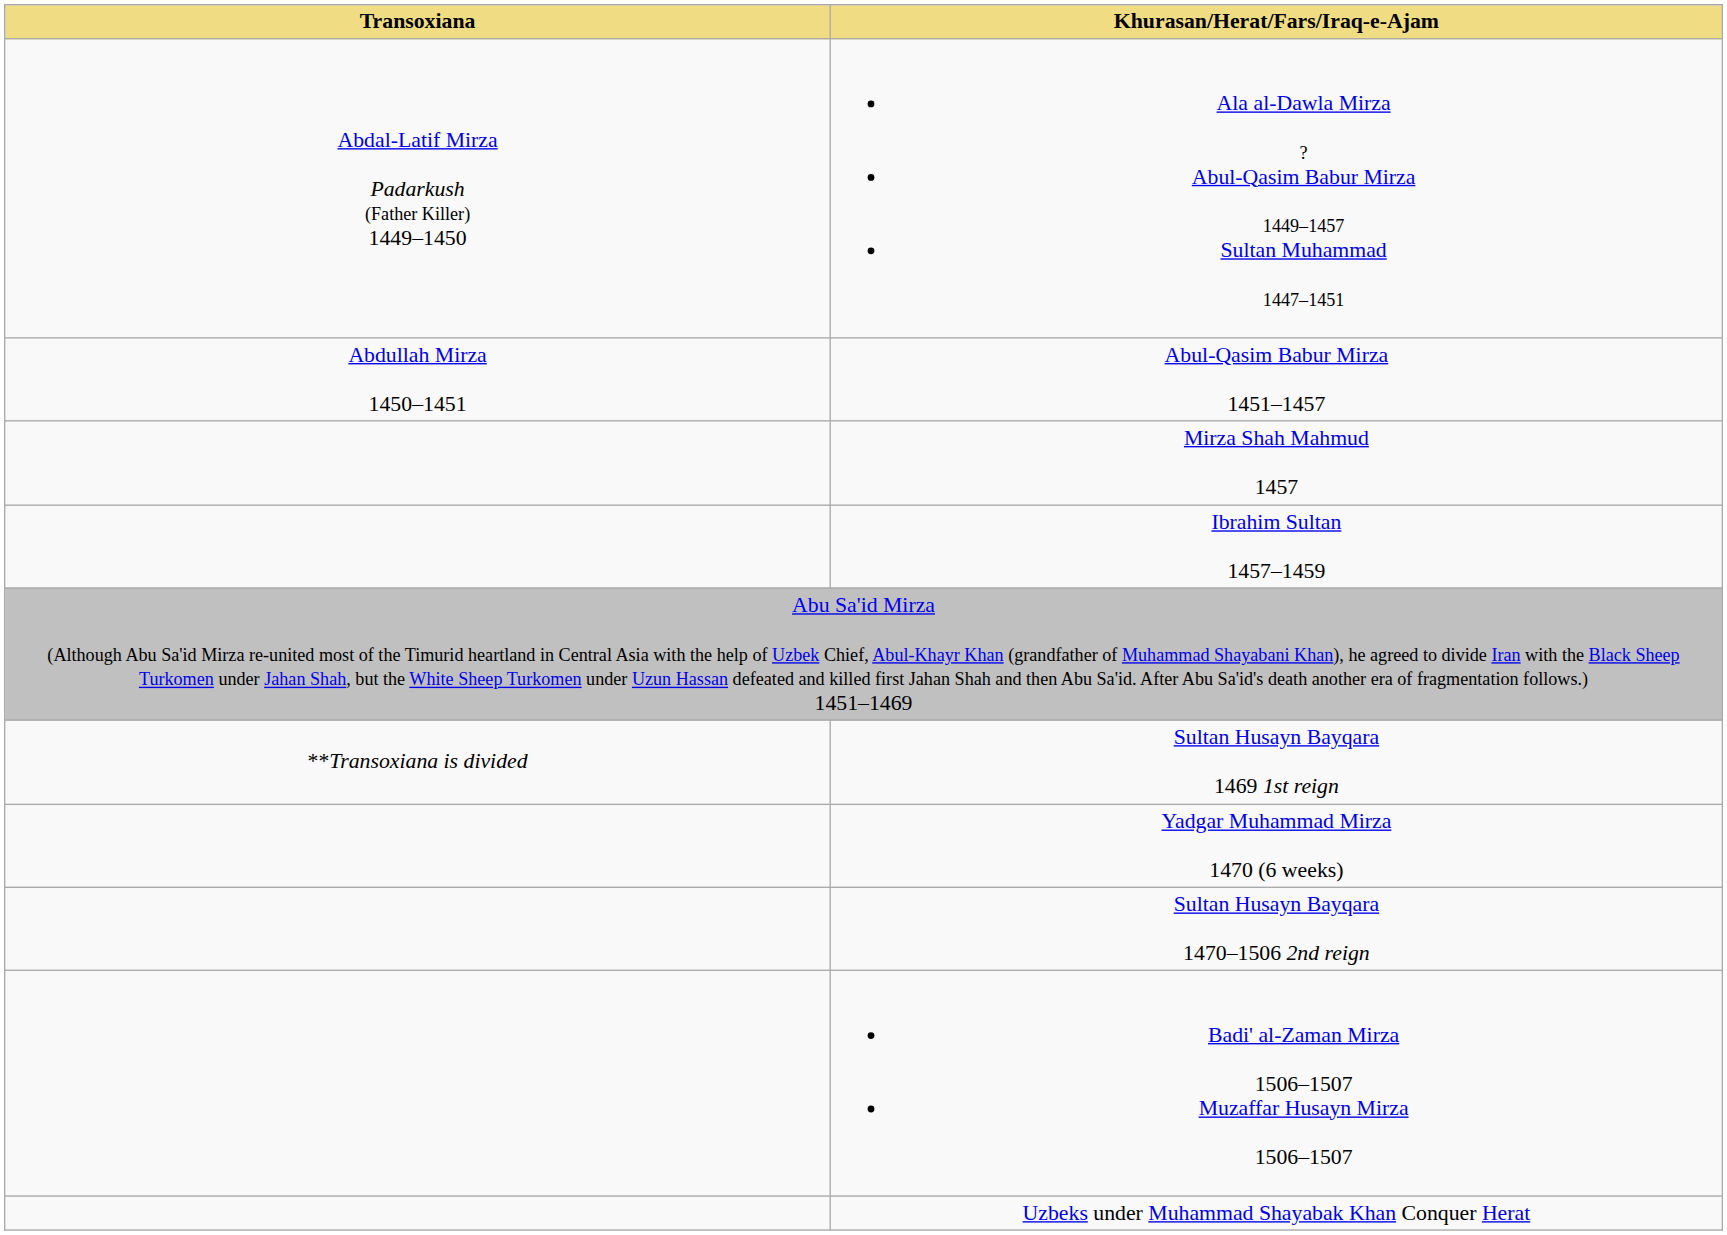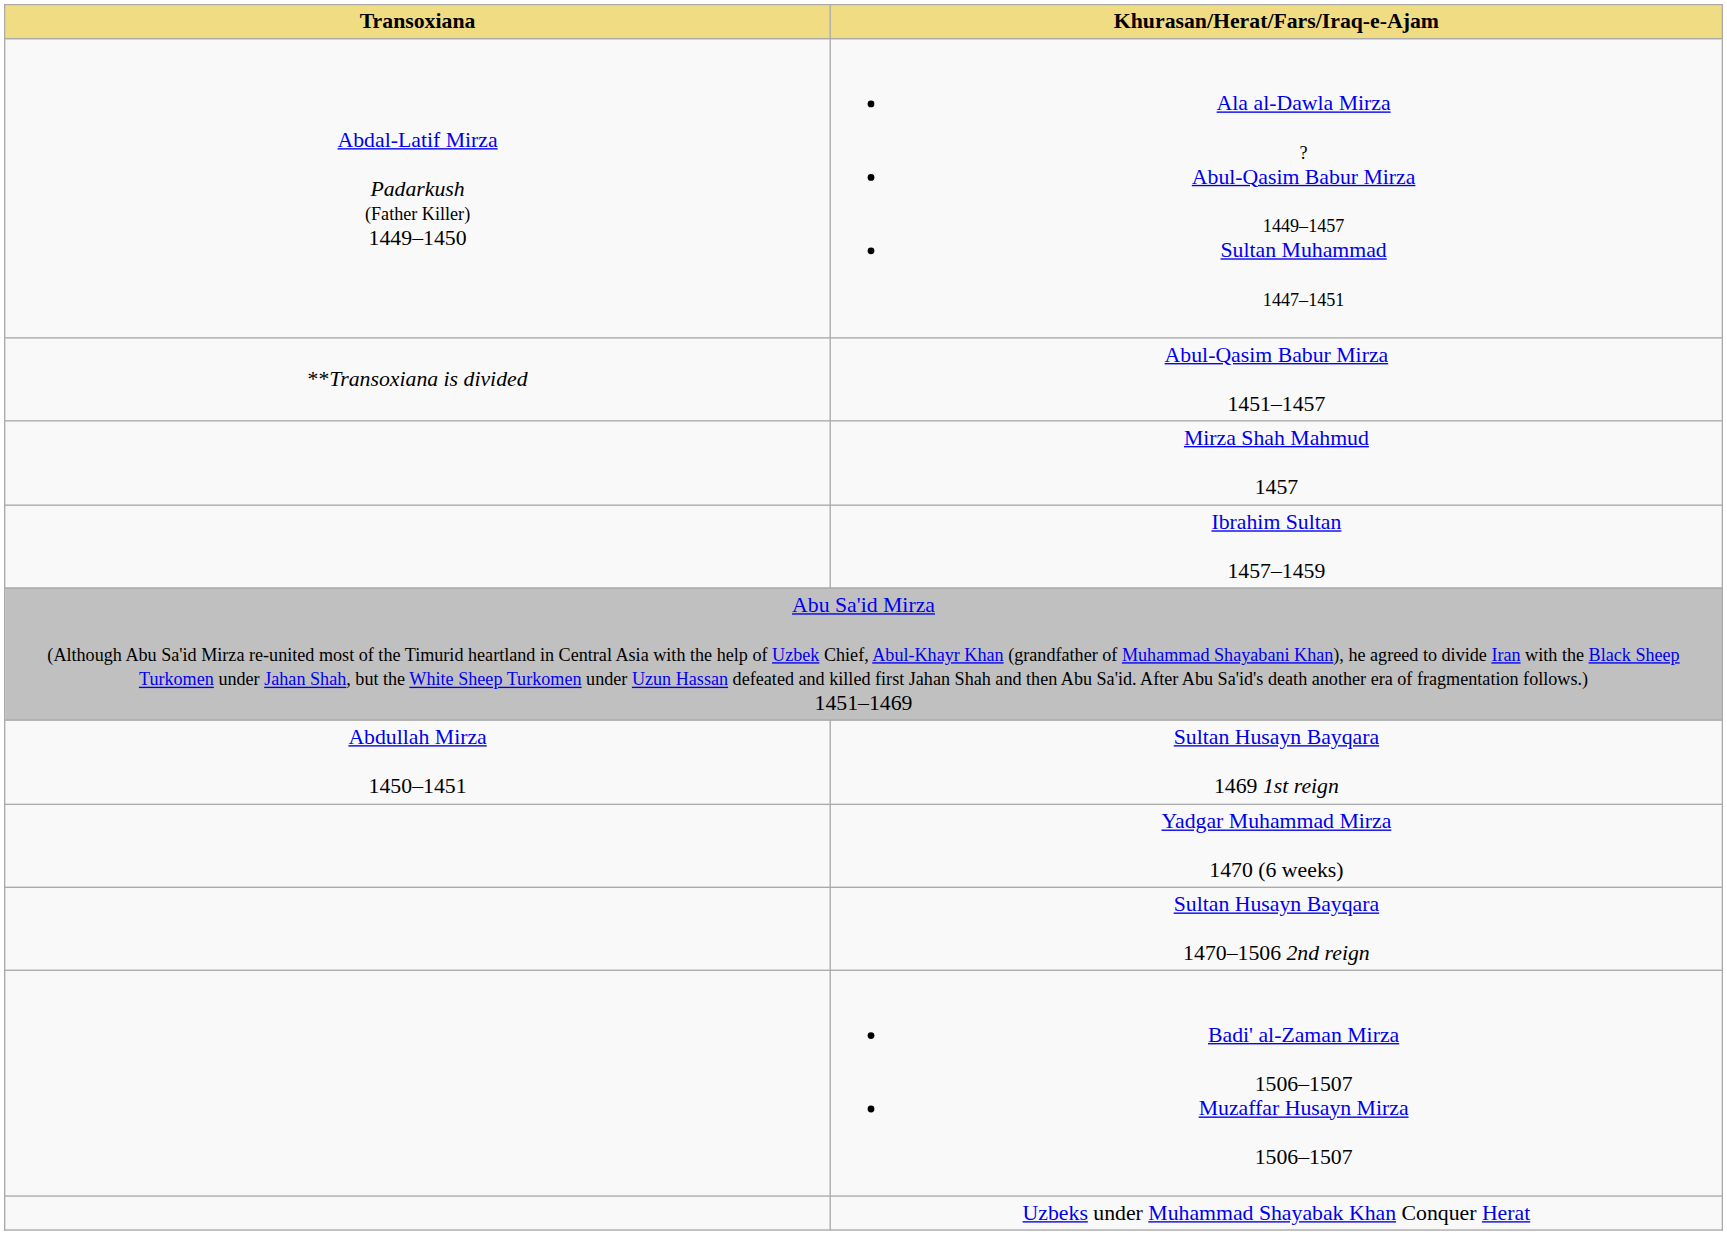(418, 379) Abdullah Mirza 1450–1451 -> (418, 379) **Transoxiana is divided
(418, 761) **Transoxiana is divided -> (418, 761) Abdullah Mirza 1450–1451
